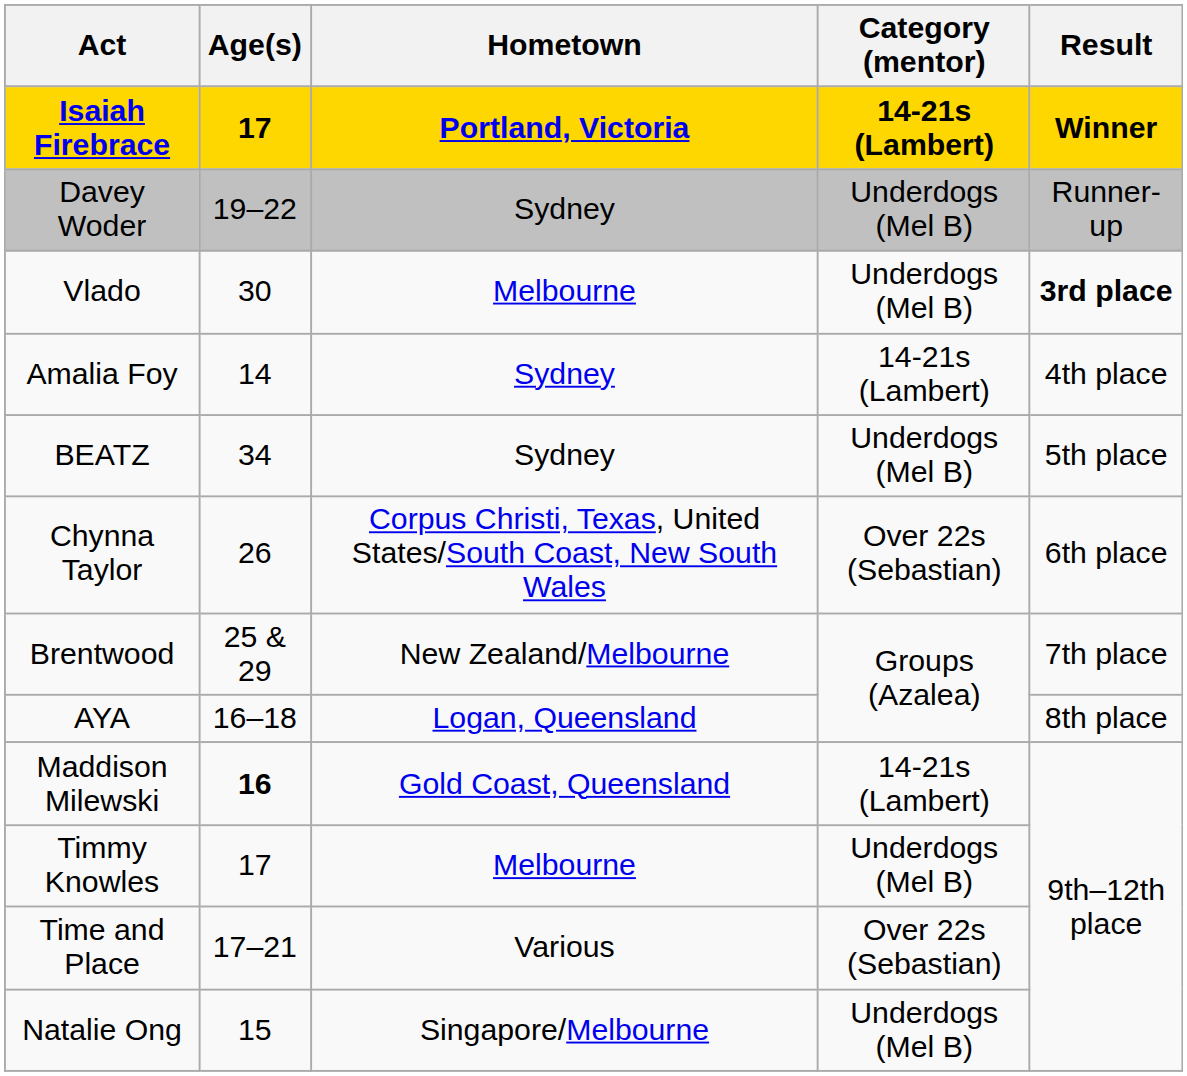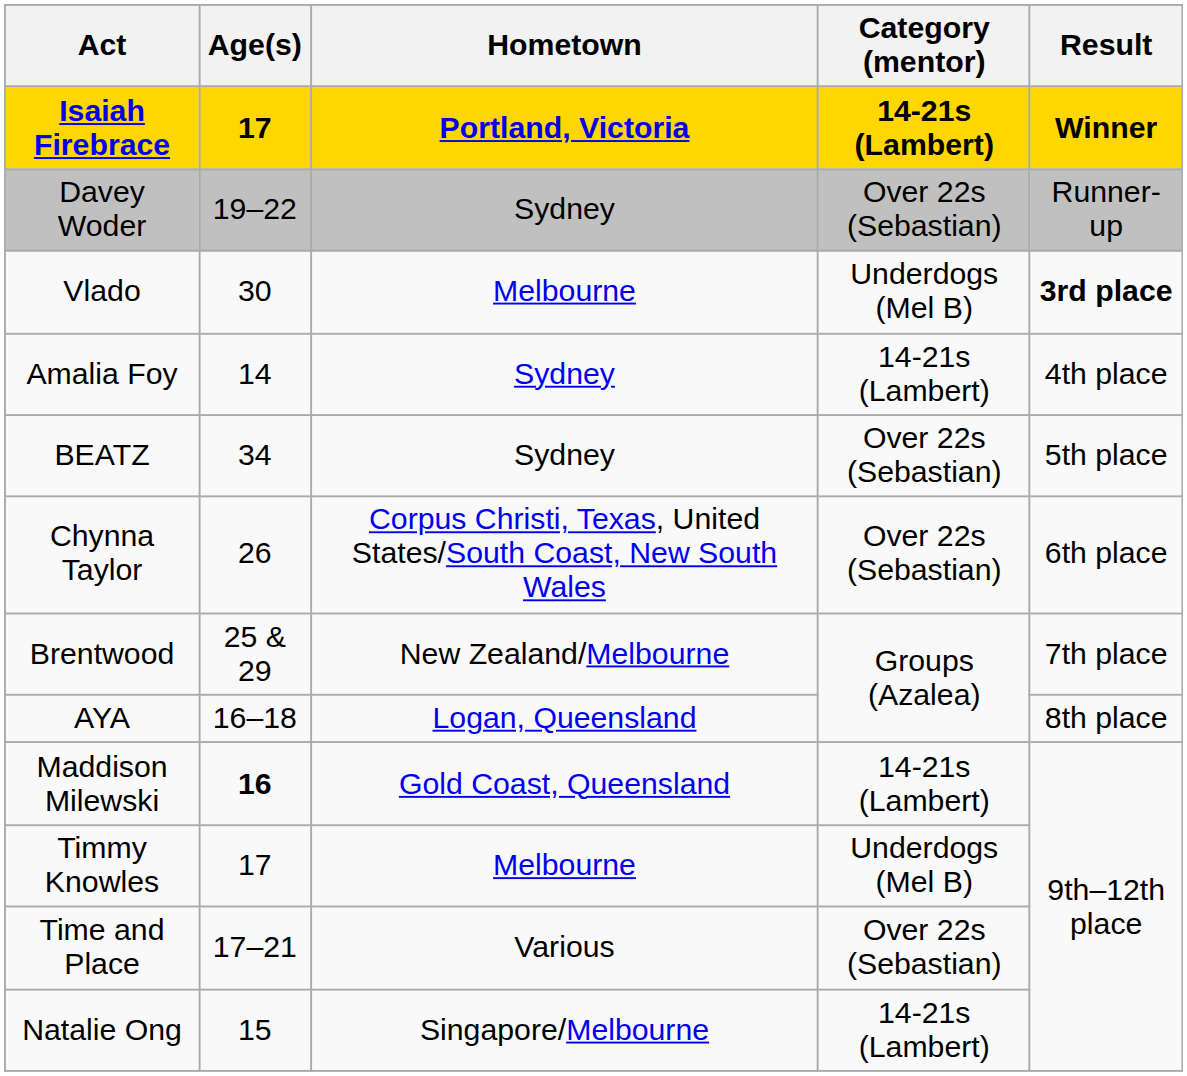(924, 209) Underdogs (Mel B) -> (924, 209) Over 22s (Sebastian)
(924, 455) Underdogs (Mel B) -> (924, 455) Over 22s (Sebastian)
(924, 1029) Underdogs (Mel B) -> (924, 1029) 14-21s (Lambert)
